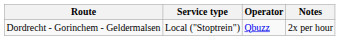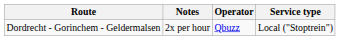columns swapped: (202, 12) <-> (310, 12)
